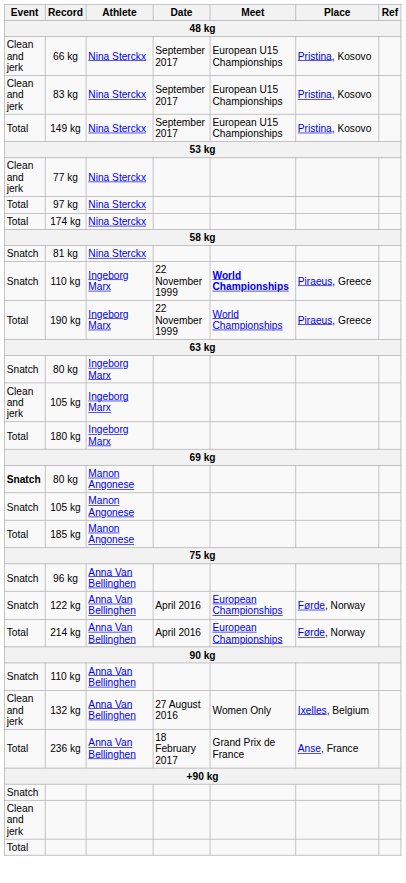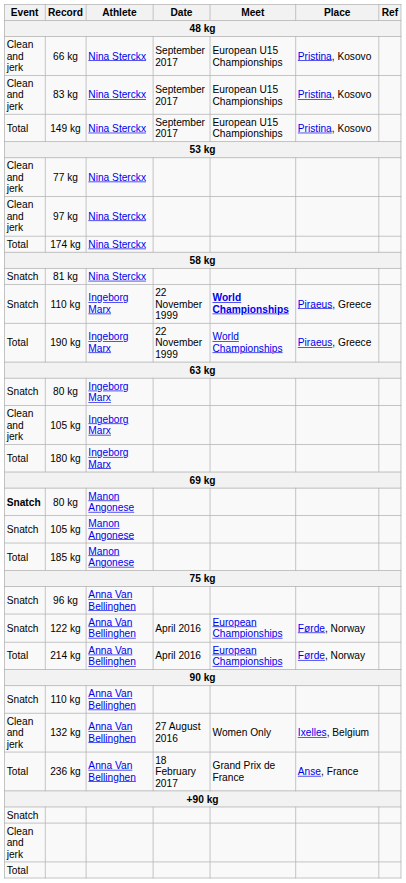(17, 205) Total -> (20, 217) Clean and jerk
